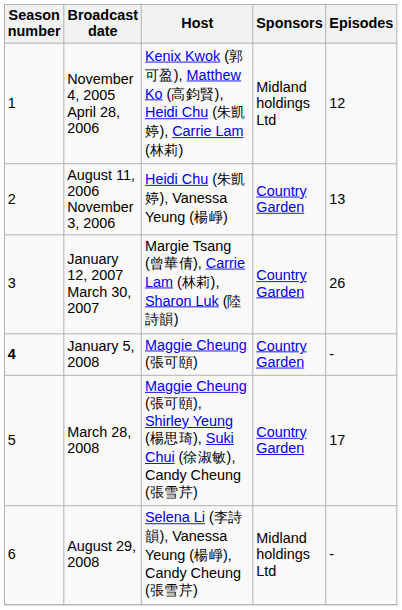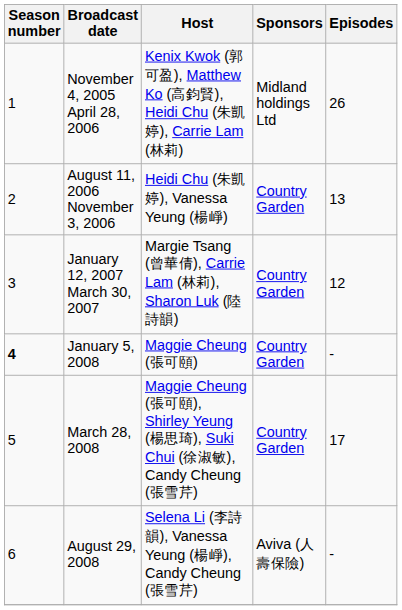(337, 103) 12 -> (337, 103) 26
(337, 284) 26 -> (337, 284) 12
(283, 555) Midland holdings Ltd -> (285, 554) Aviva (人壽保險)
